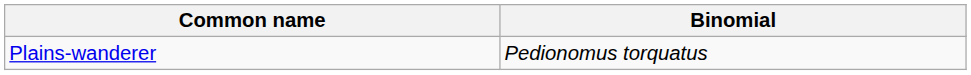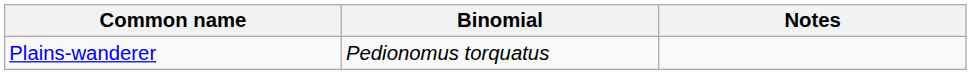+ column: (813, 20)
